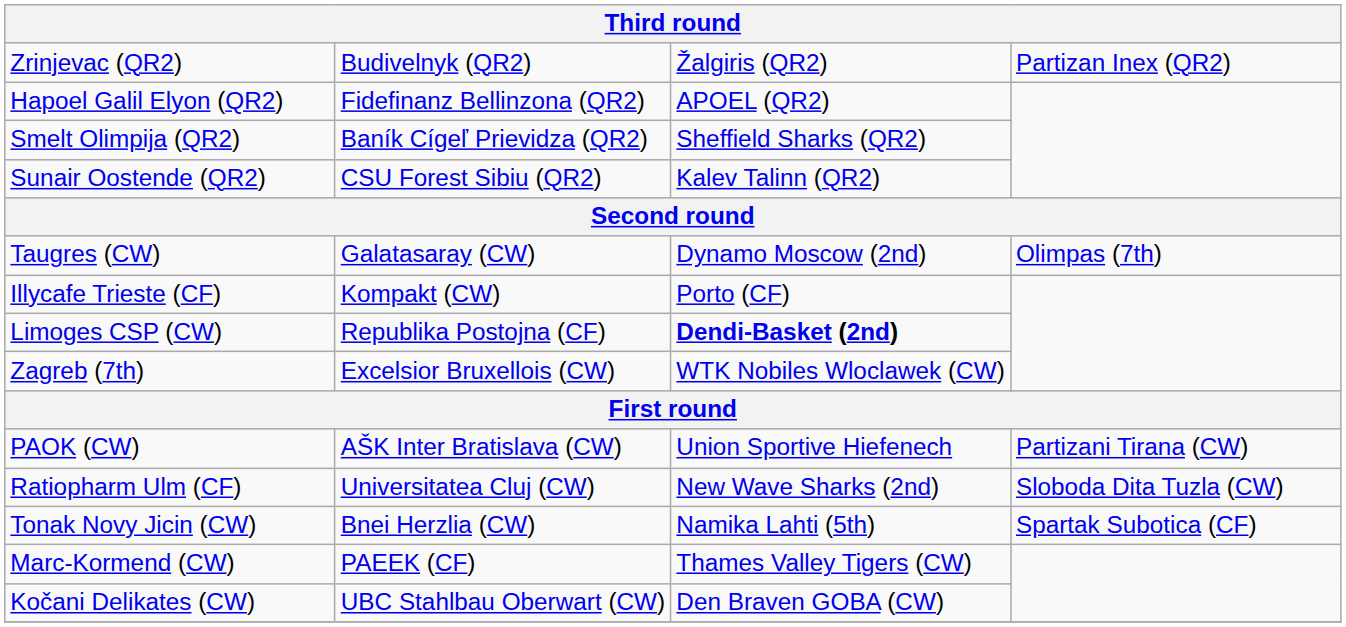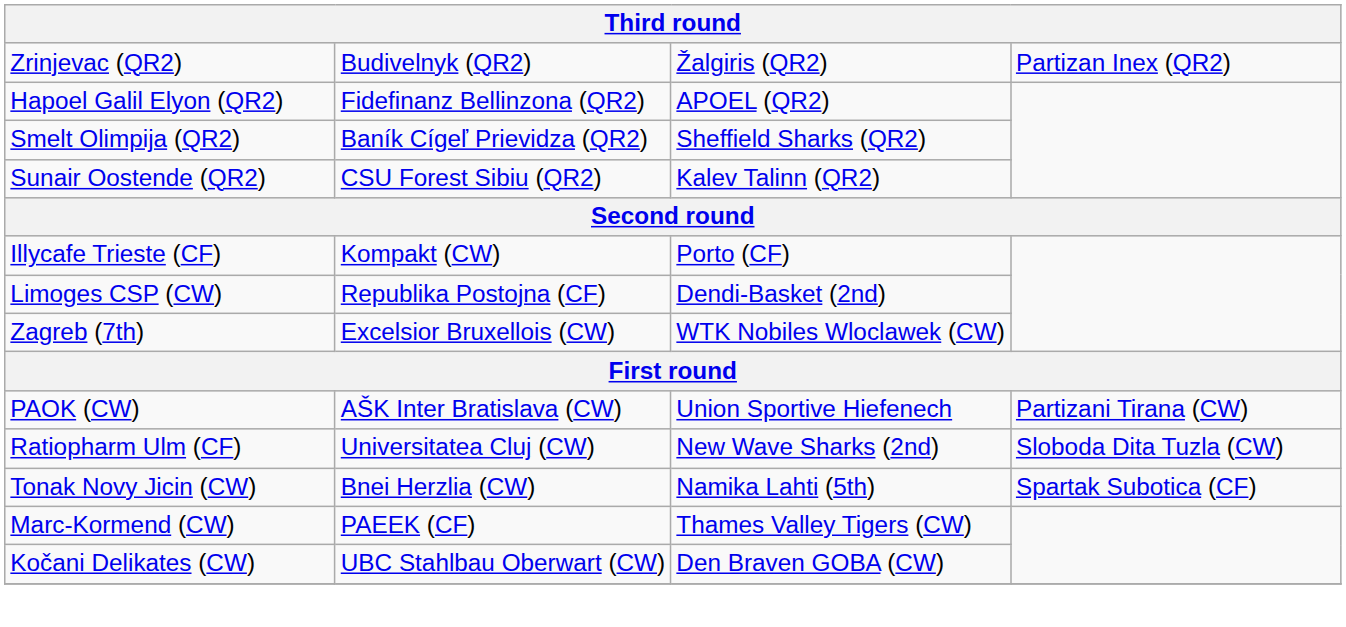- row: (85, 255)
(787, 332) bold -> (781, 293) normal
